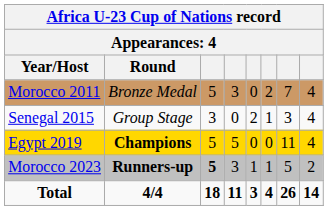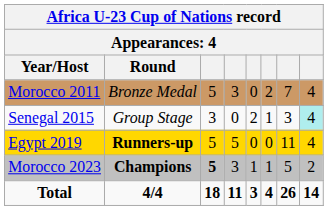(311, 117) no background -> (311, 117) paleturquoise background
(153, 142) Champions -> (153, 142) Runners-up
(153, 167) Runners-up -> (153, 167) Champions
